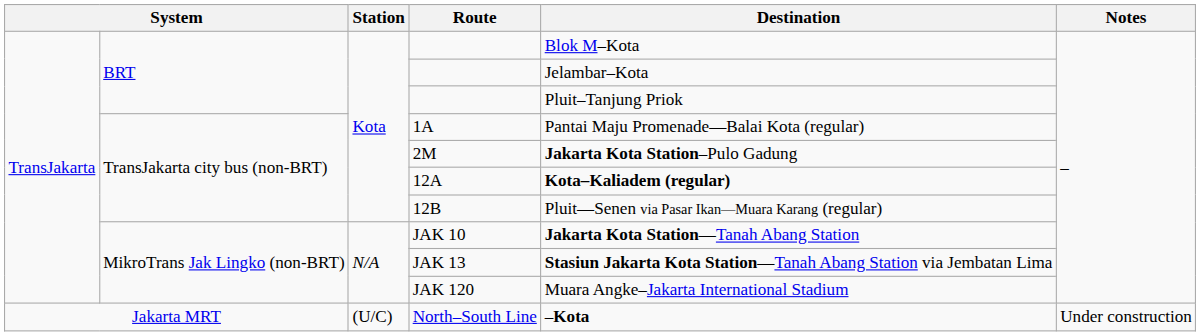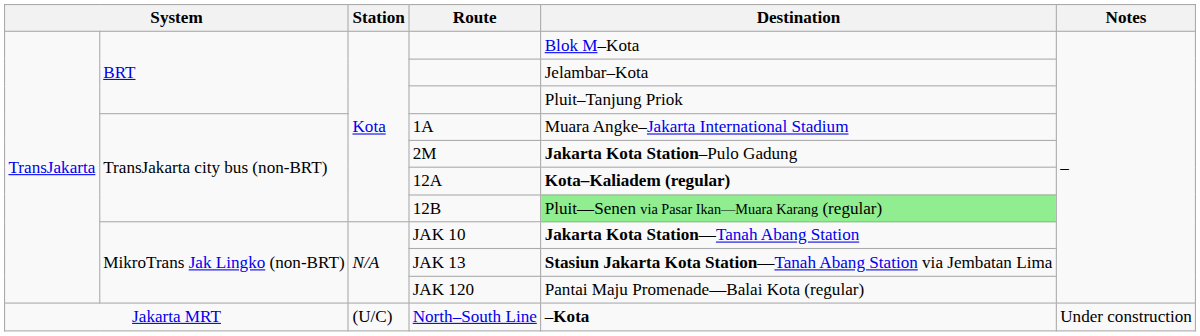(704, 126) Pantai Maju Promenade—Balai Kota (regular) -> (697, 126) Muara Angke–Jakarta International Stadium
(713, 208) no background -> (713, 208) lightgreen background
(697, 289) Muara Angke–Jakarta International Stadium -> (704, 289) Pantai Maju Promenade—Balai Kota (regular)
